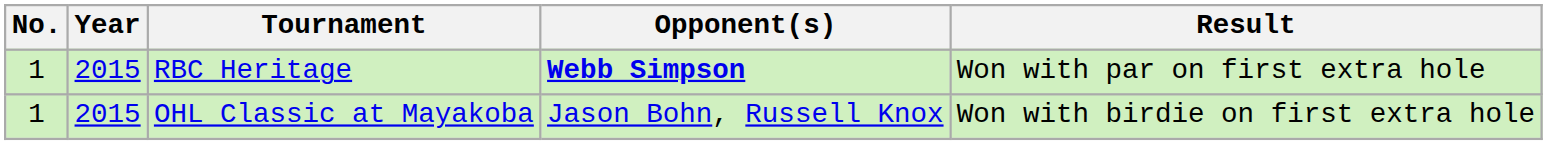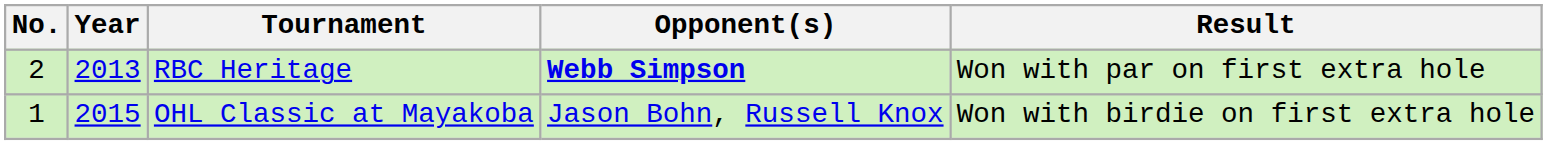(37, 72) 1 -> (37, 72) 2
(108, 72) 2015 -> (108, 72) 2013
